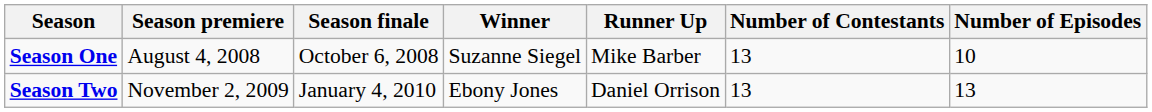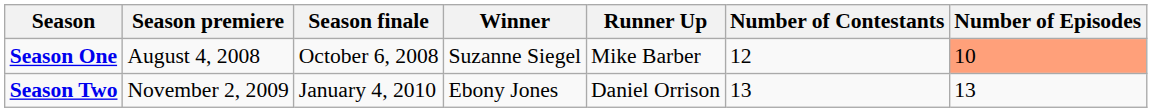(741, 55) 13 -> (741, 55) 12
(965, 55) no background -> (965, 55) lightsalmon background
